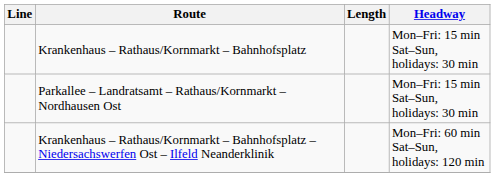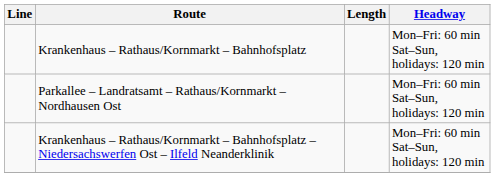(436, 49) Mon–Fri: 15 min Sat–Sun, holidays: 30 min -> (438, 49) Mon–Fri: 60 min Sat–Sun, holidays: 120 min
(436, 98) Mon–Fri: 15 min Sat–Sun, holidays: 30 min -> (438, 98) Mon–Fri: 60 min Sat–Sun, holidays: 120 min
